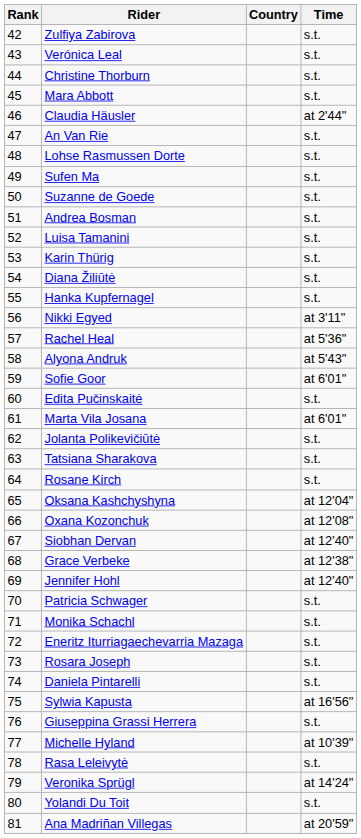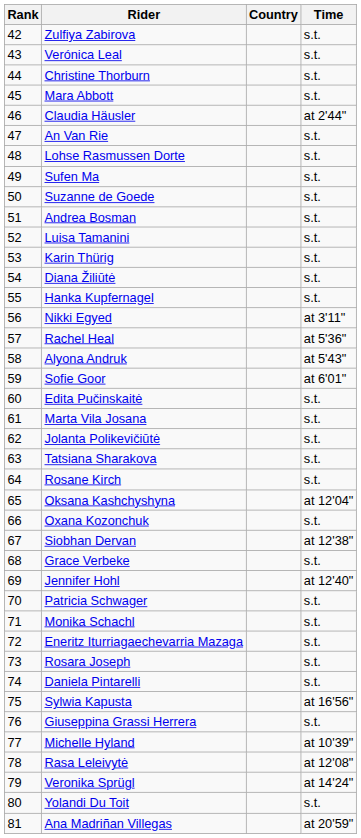(325, 419) at 6'01" -> (312, 419) s.t.
(329, 520) at 12'08" -> (312, 520) s.t.
(329, 540) at 12'40" -> (329, 540) at 12'38"
(329, 560) at 12'38" -> (312, 560) s.t.
(312, 763) s.t. -> (329, 763) at 12'08"
